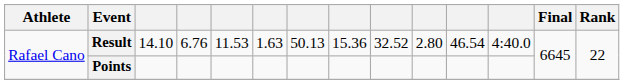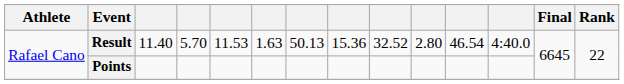(156, 43) 14.10 -> (156, 43) 11.40
(194, 43) 6.76 -> (193, 43) 5.70
